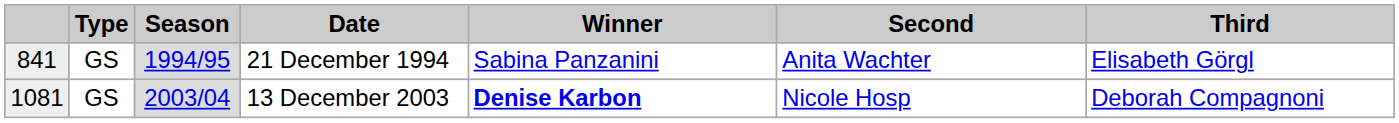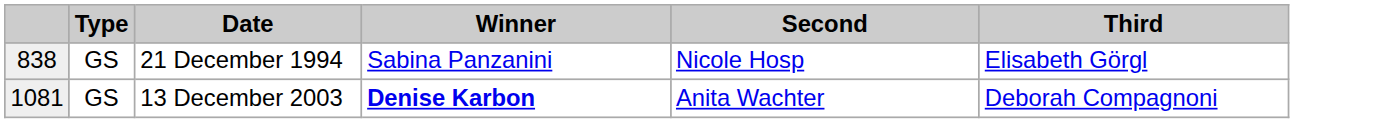- column: (187, 23)
(37, 60) 841 -> (37, 60) 838
(857, 60) Anita Wachter -> (740, 60) Nicole Hosp
(846, 98) Nicole Hosp -> (750, 98) Anita Wachter
